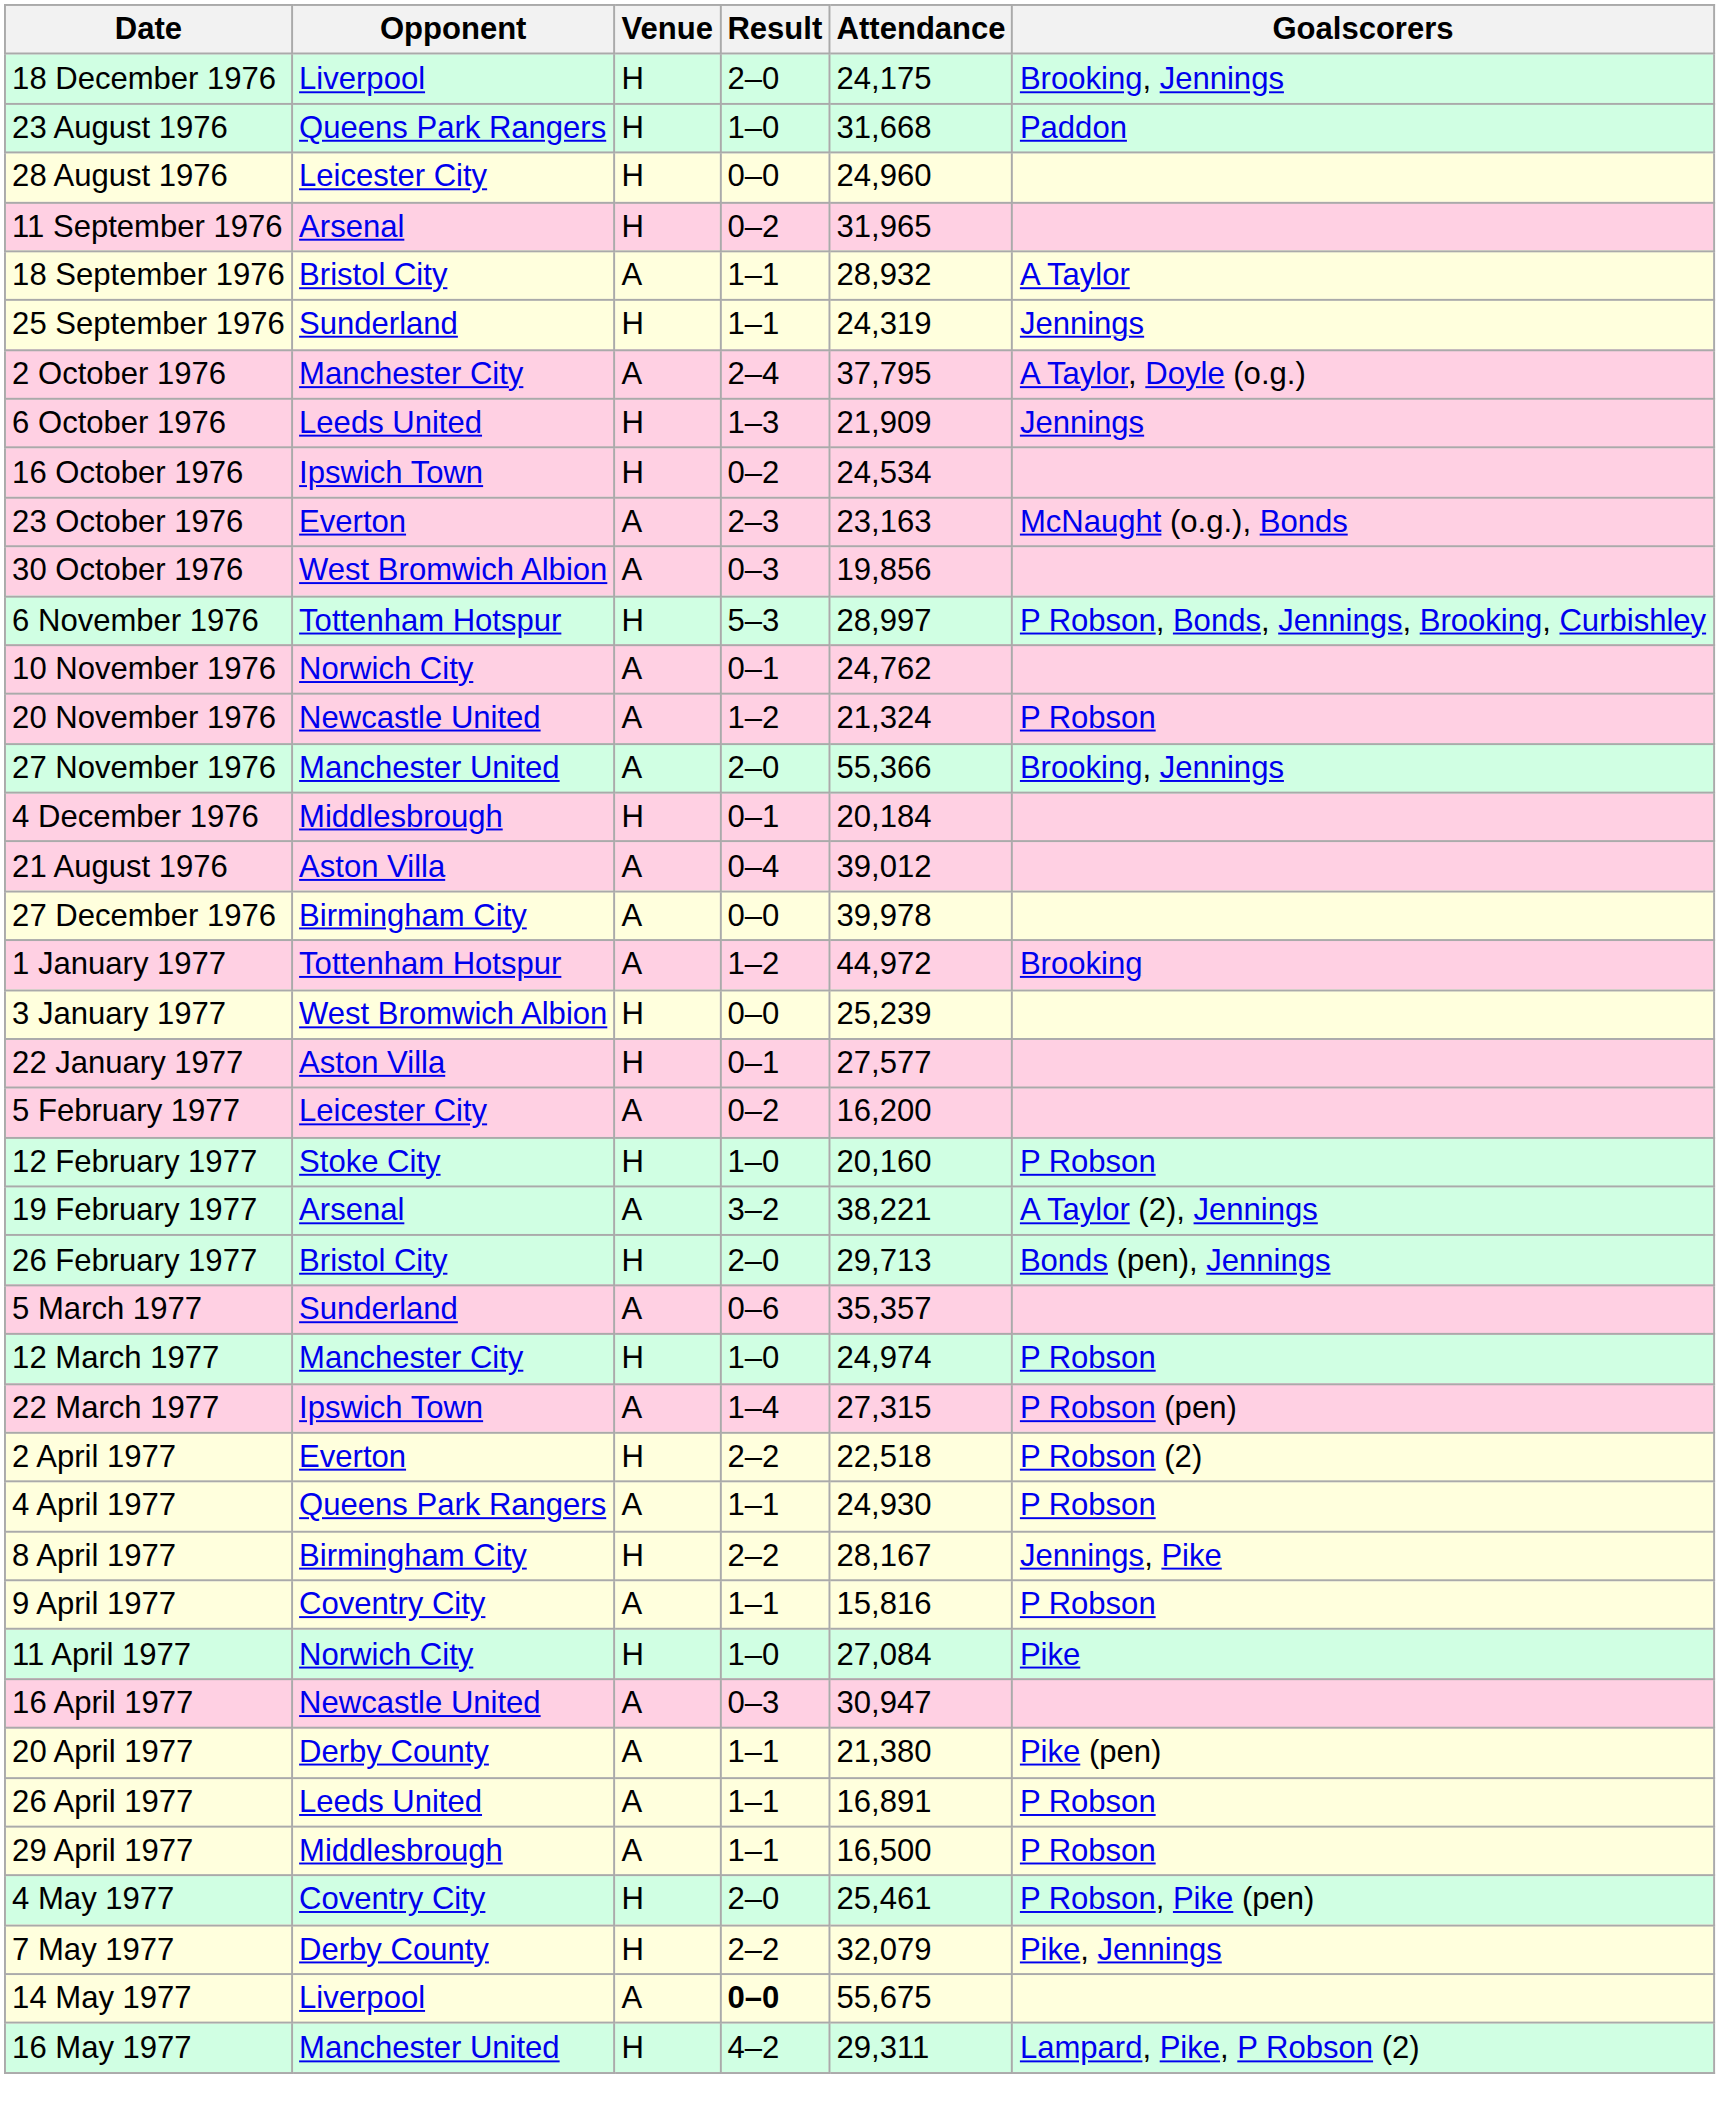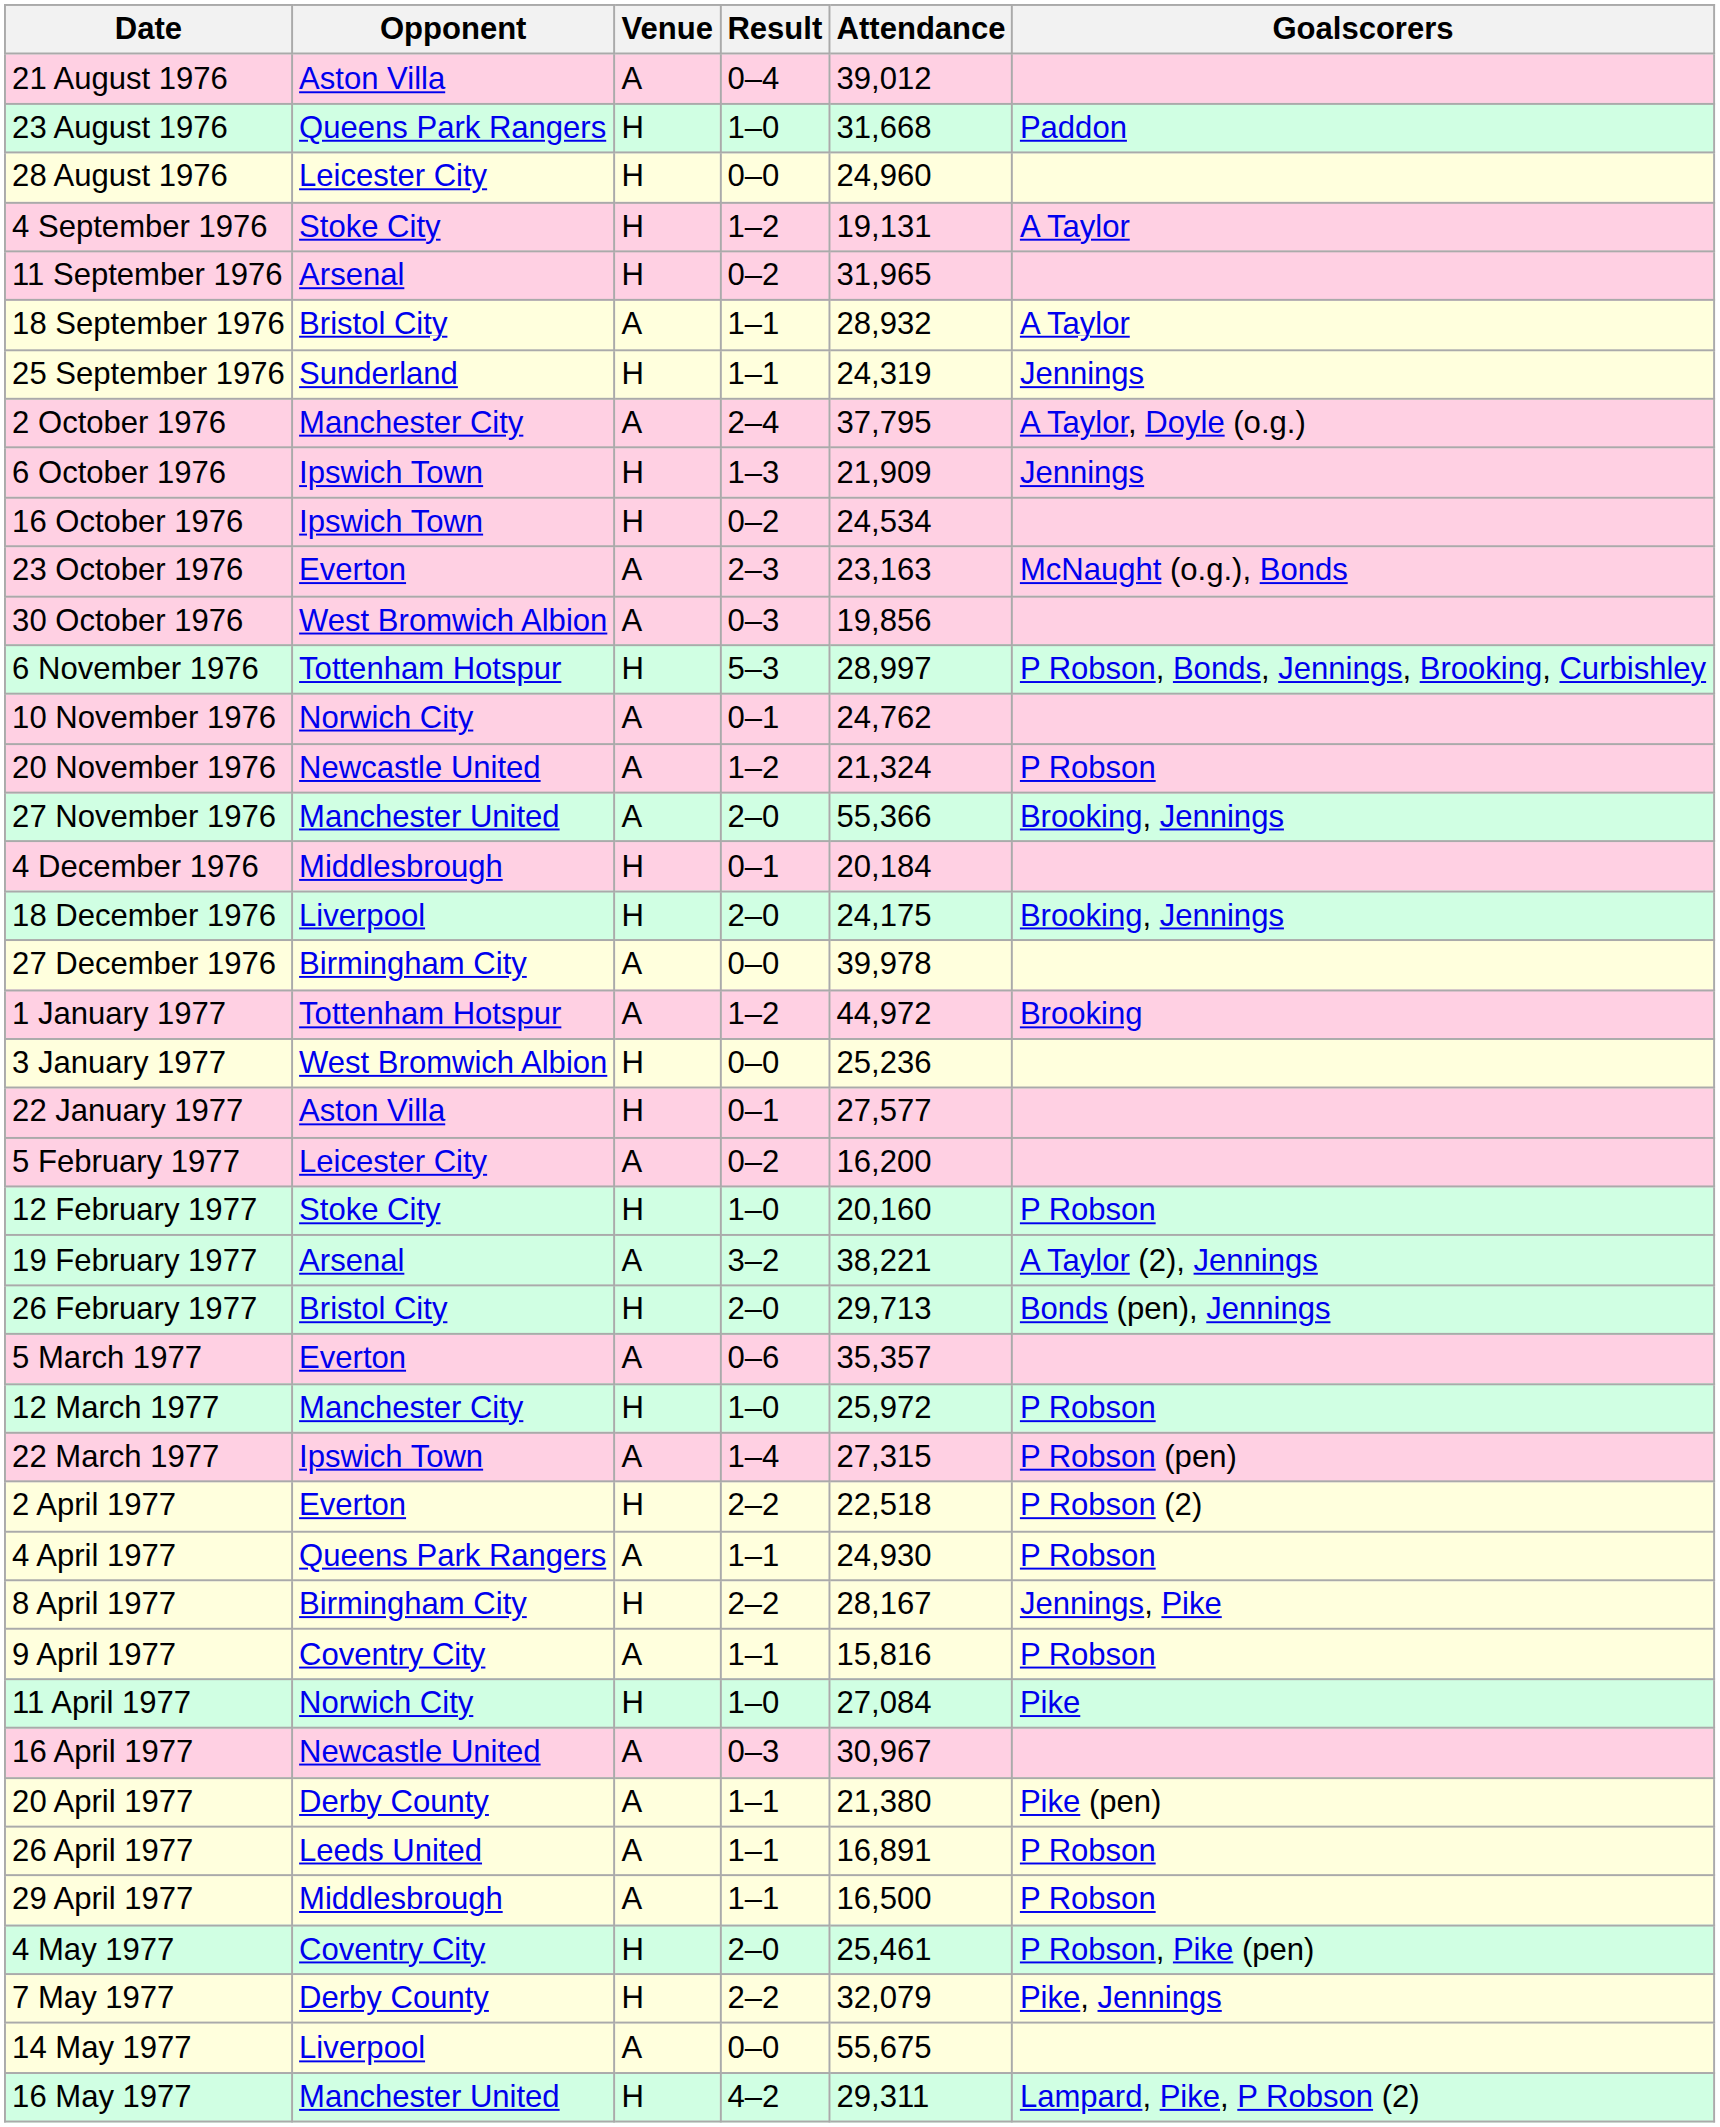rows swapped: (120, 865) <-> (144, 78)
+ row: (140, 226)
(391, 422) Leeds United -> (391, 472) Ipswich Town
(884, 1013) 25,239 -> (884, 1062) 25,236
(378, 1309) Sunderland -> (353, 1358) Everton
(884, 1358) 24,974 -> (884, 1407) 25,972
(884, 1702) 30,947 -> (884, 1752) 30,967
(753, 1998) bold -> (753, 2047) normal
